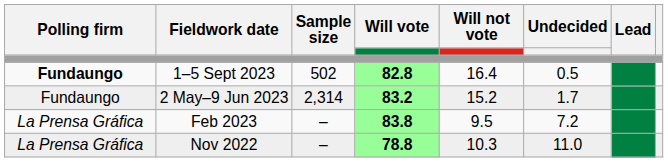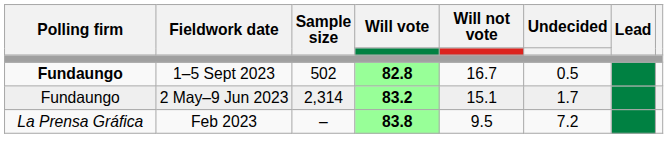(482, 74) 16.4 -> (482, 74) 16.7
(482, 98) 15.2 -> (482, 98) 15.1
- row: (224, 145)
